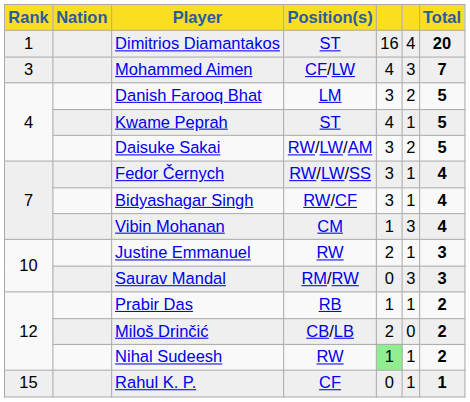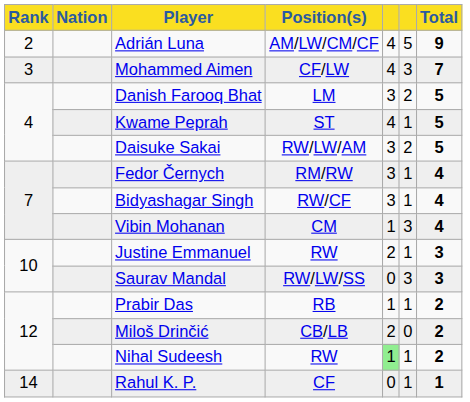- row: (198, 43)
+ row: (160, 43)
(330, 174) RW/LW/SS -> (324, 174) RM/RW
(330, 278) RM/RW -> (324, 278) RW/LW/SS
(28, 383) 15 -> (28, 383) 14
